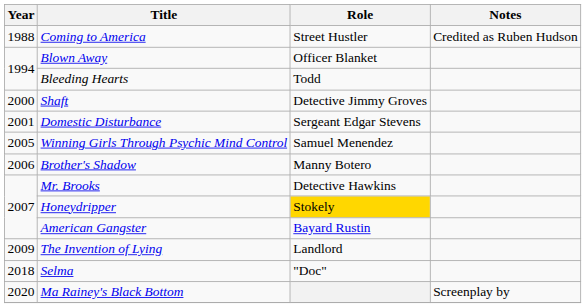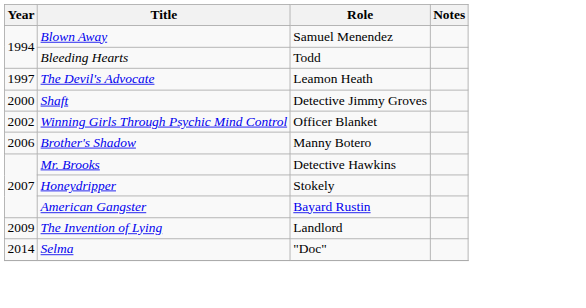- row: (93, 36)
(335, 57) Officer Blanket -> (343, 36) Samuel Menendez
+ row: (98, 79)
- row: (101, 121)
(21, 143) 2005 -> (21, 121) 2002
(343, 143) Samuel Menendez -> (335, 121) Officer Blanket
(314, 206) gold background -> (314, 185) no background
(21, 270) 2018 -> (21, 249) 2014
- row: (112, 292)
